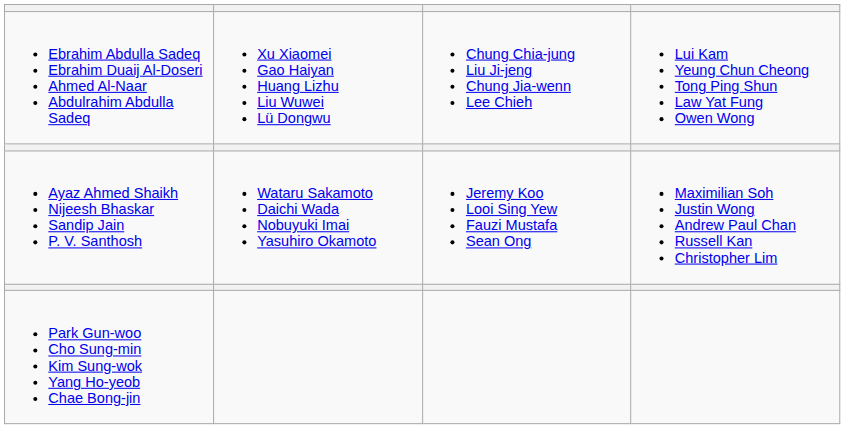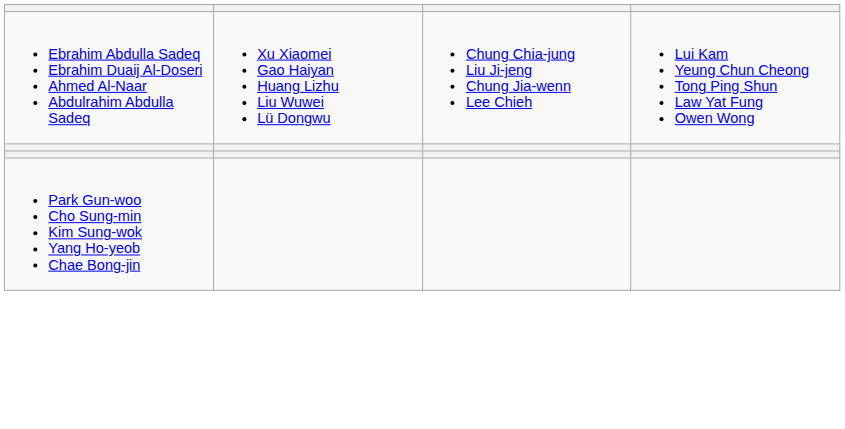- row: (109, 218)
